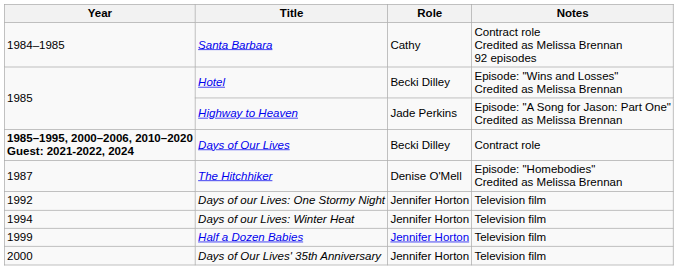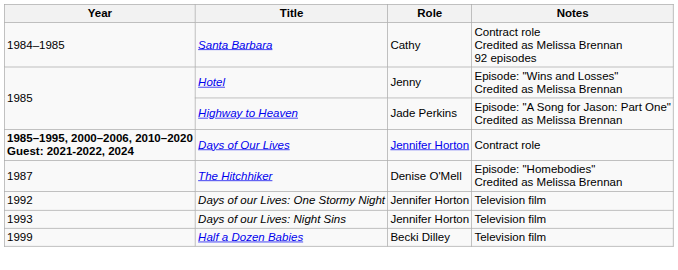(420, 82) Becki Dilley -> (406, 82) Jenny
(420, 145) Becki Dilley -> (430, 145) Jennifer Horton
+ row: (272, 219)
- row: (276, 219)
(430, 237) Jennifer Horton -> (420, 237) Becki Dilley
- row: (290, 255)
